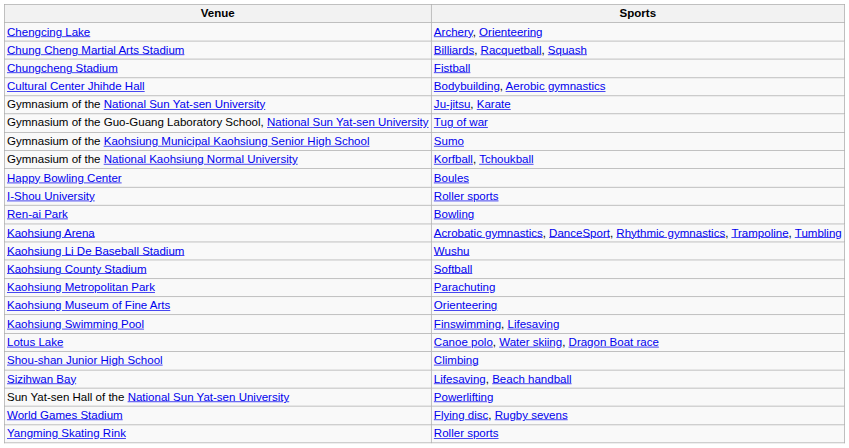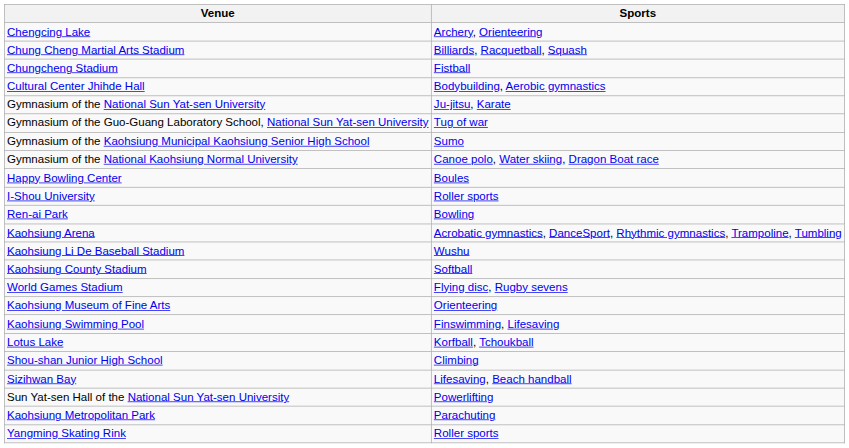(484, 159) Korfball, Tchoukball -> (546, 159) Canoe polo, Water skiing, Dragon Boat race
rows swapped: (81, 287) <-> (65, 415)
(546, 342) Canoe polo, Water skiing, Dragon Boat race -> (484, 342) Korfball, Tchoukball
